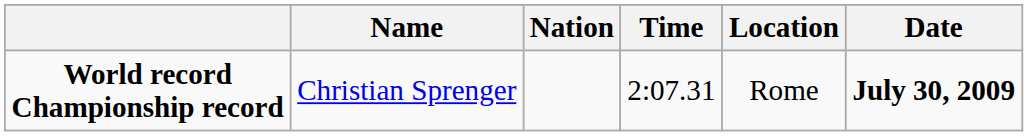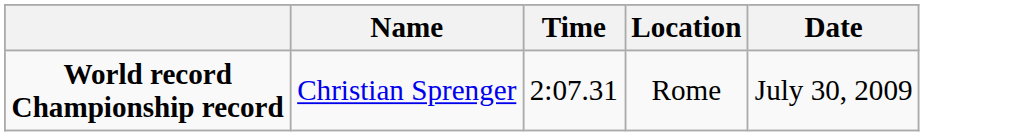- column: (572, 27)
(934, 90) bold -> (834, 90) normal
